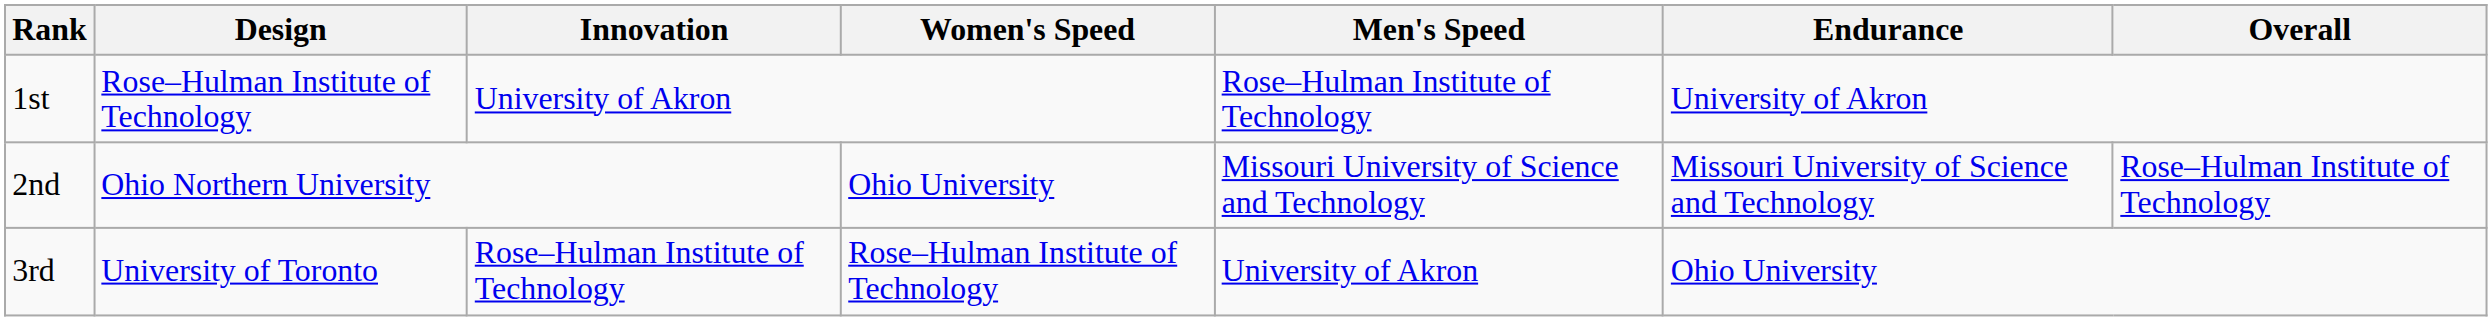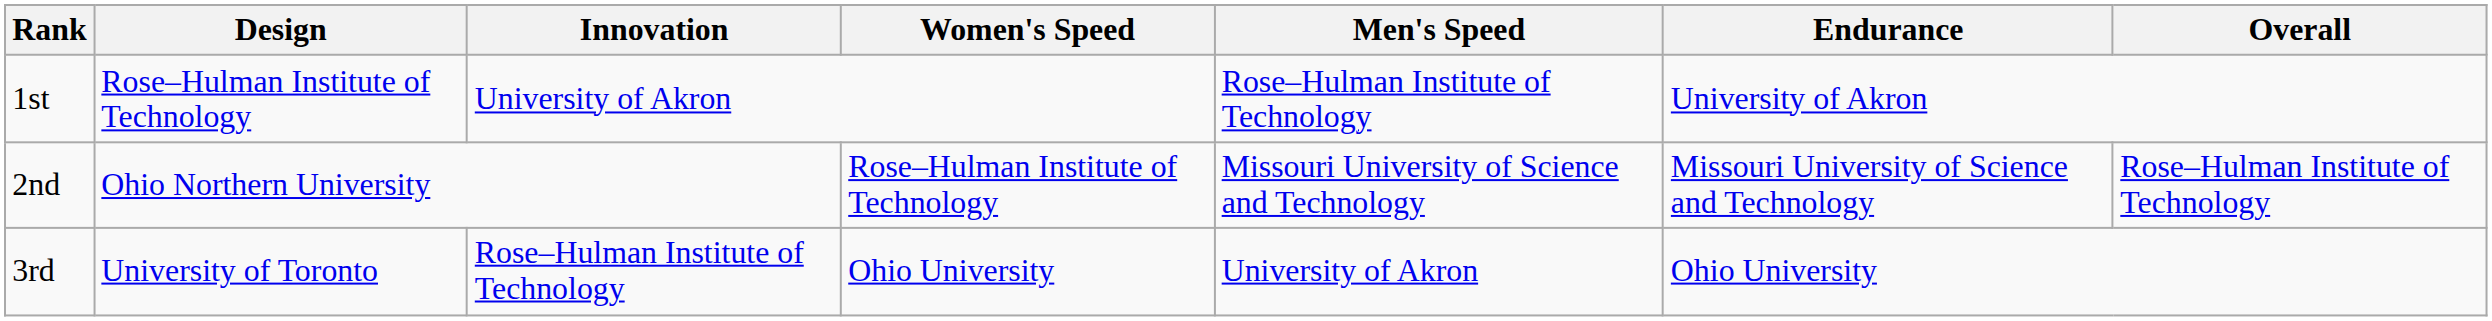(951, 184) Ohio University -> (1013, 184) Rose–Hulman Institute of Technology
(1013, 270) Rose–Hulman Institute of Technology -> (951, 270) Ohio University
